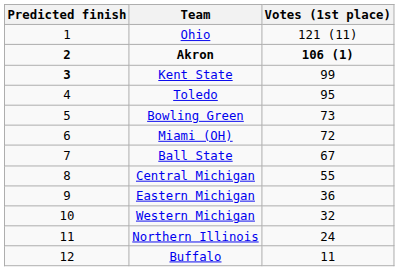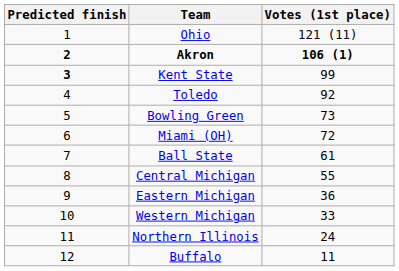(328, 95) 95 -> (328, 95) 92
(328, 155) 67 -> (328, 155) 61
(328, 216) 32 -> (328, 216) 33
